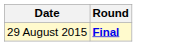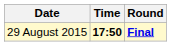+ column: (107, 13)
